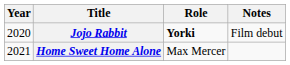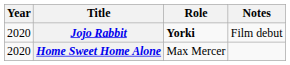(19, 51) 2021 -> (19, 51) 2020
